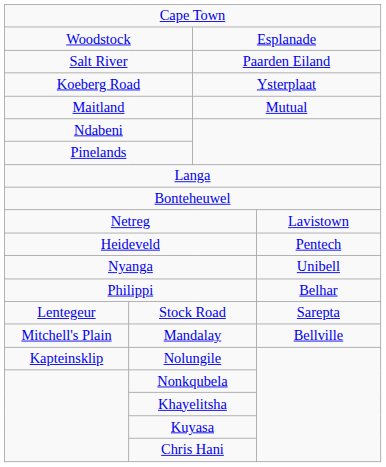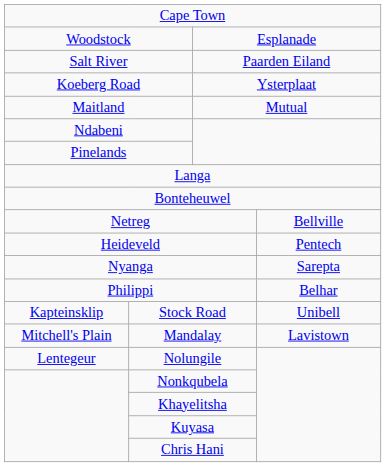(318, 221) Lavistown -> (318, 221) Bellville
(318, 267) Unibell -> (318, 267) Sarepta
(66, 312) Lentegeur -> (66, 312) Kapteinsklip
(318, 312) Sarepta -> (318, 312) Unibell
(318, 335) Bellville -> (318, 335) Lavistown
(66, 358) Kapteinsklip -> (66, 358) Lentegeur
